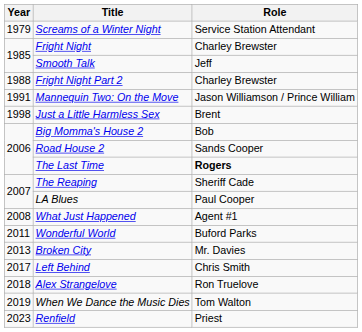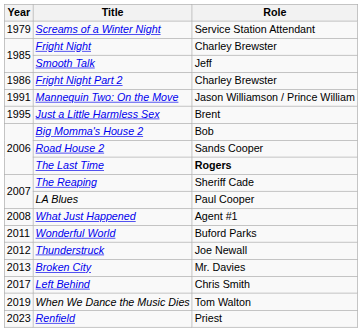(19, 81) 1988 -> (19, 81) 1986
(19, 115) 1998 -> (19, 115) 1995
+ row: (70, 251)
- row: (76, 285)
